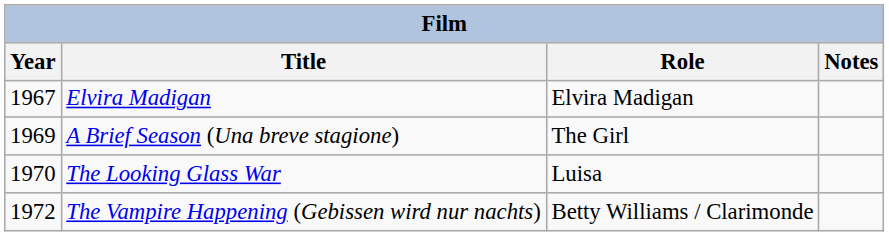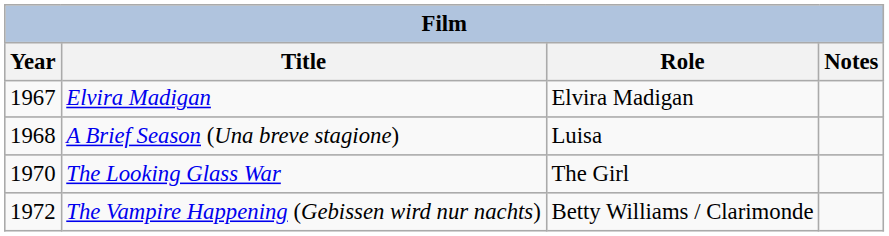(33, 136) 1969 -> (33, 136) 1968
(590, 136) The Girl -> (577, 136) Luisa
(577, 173) Luisa -> (590, 173) The Girl
